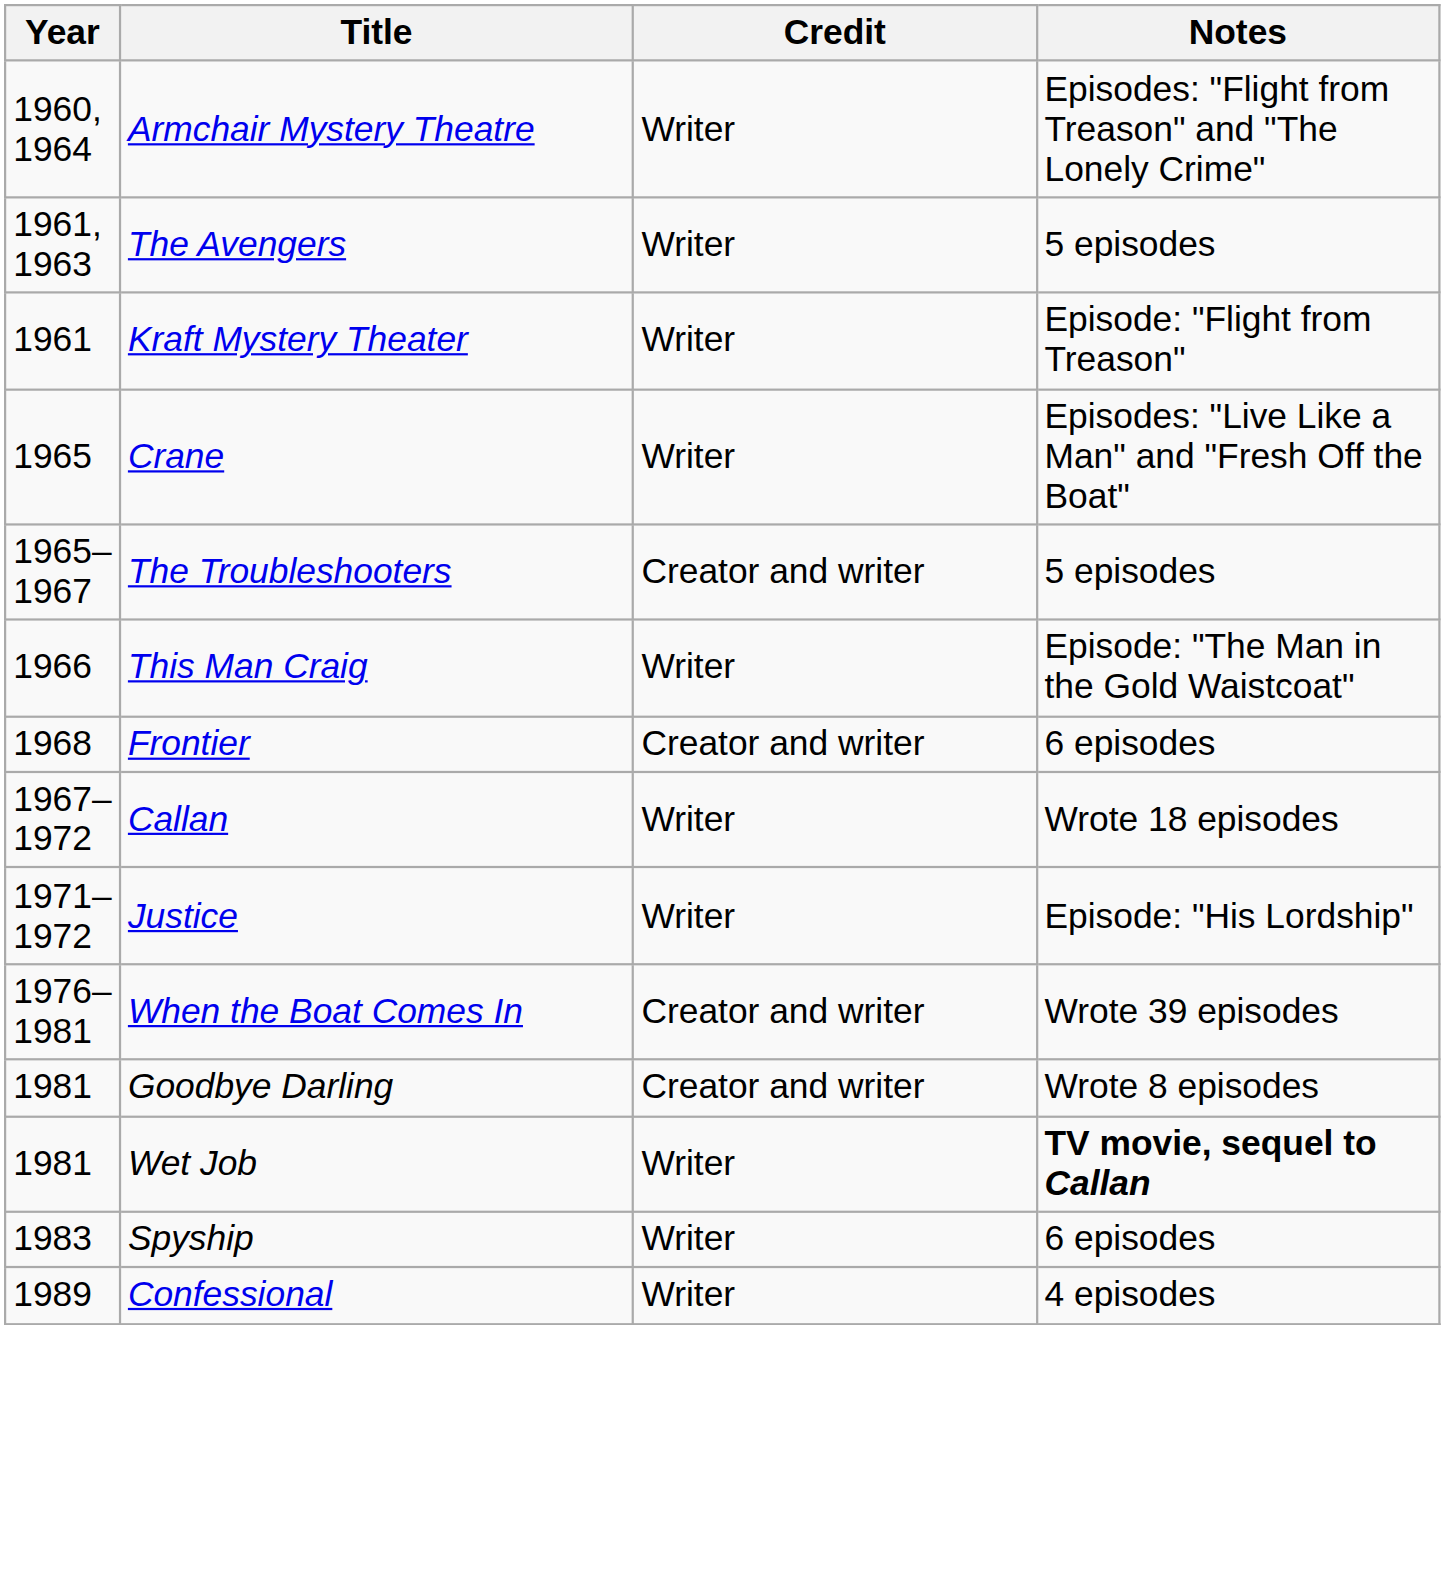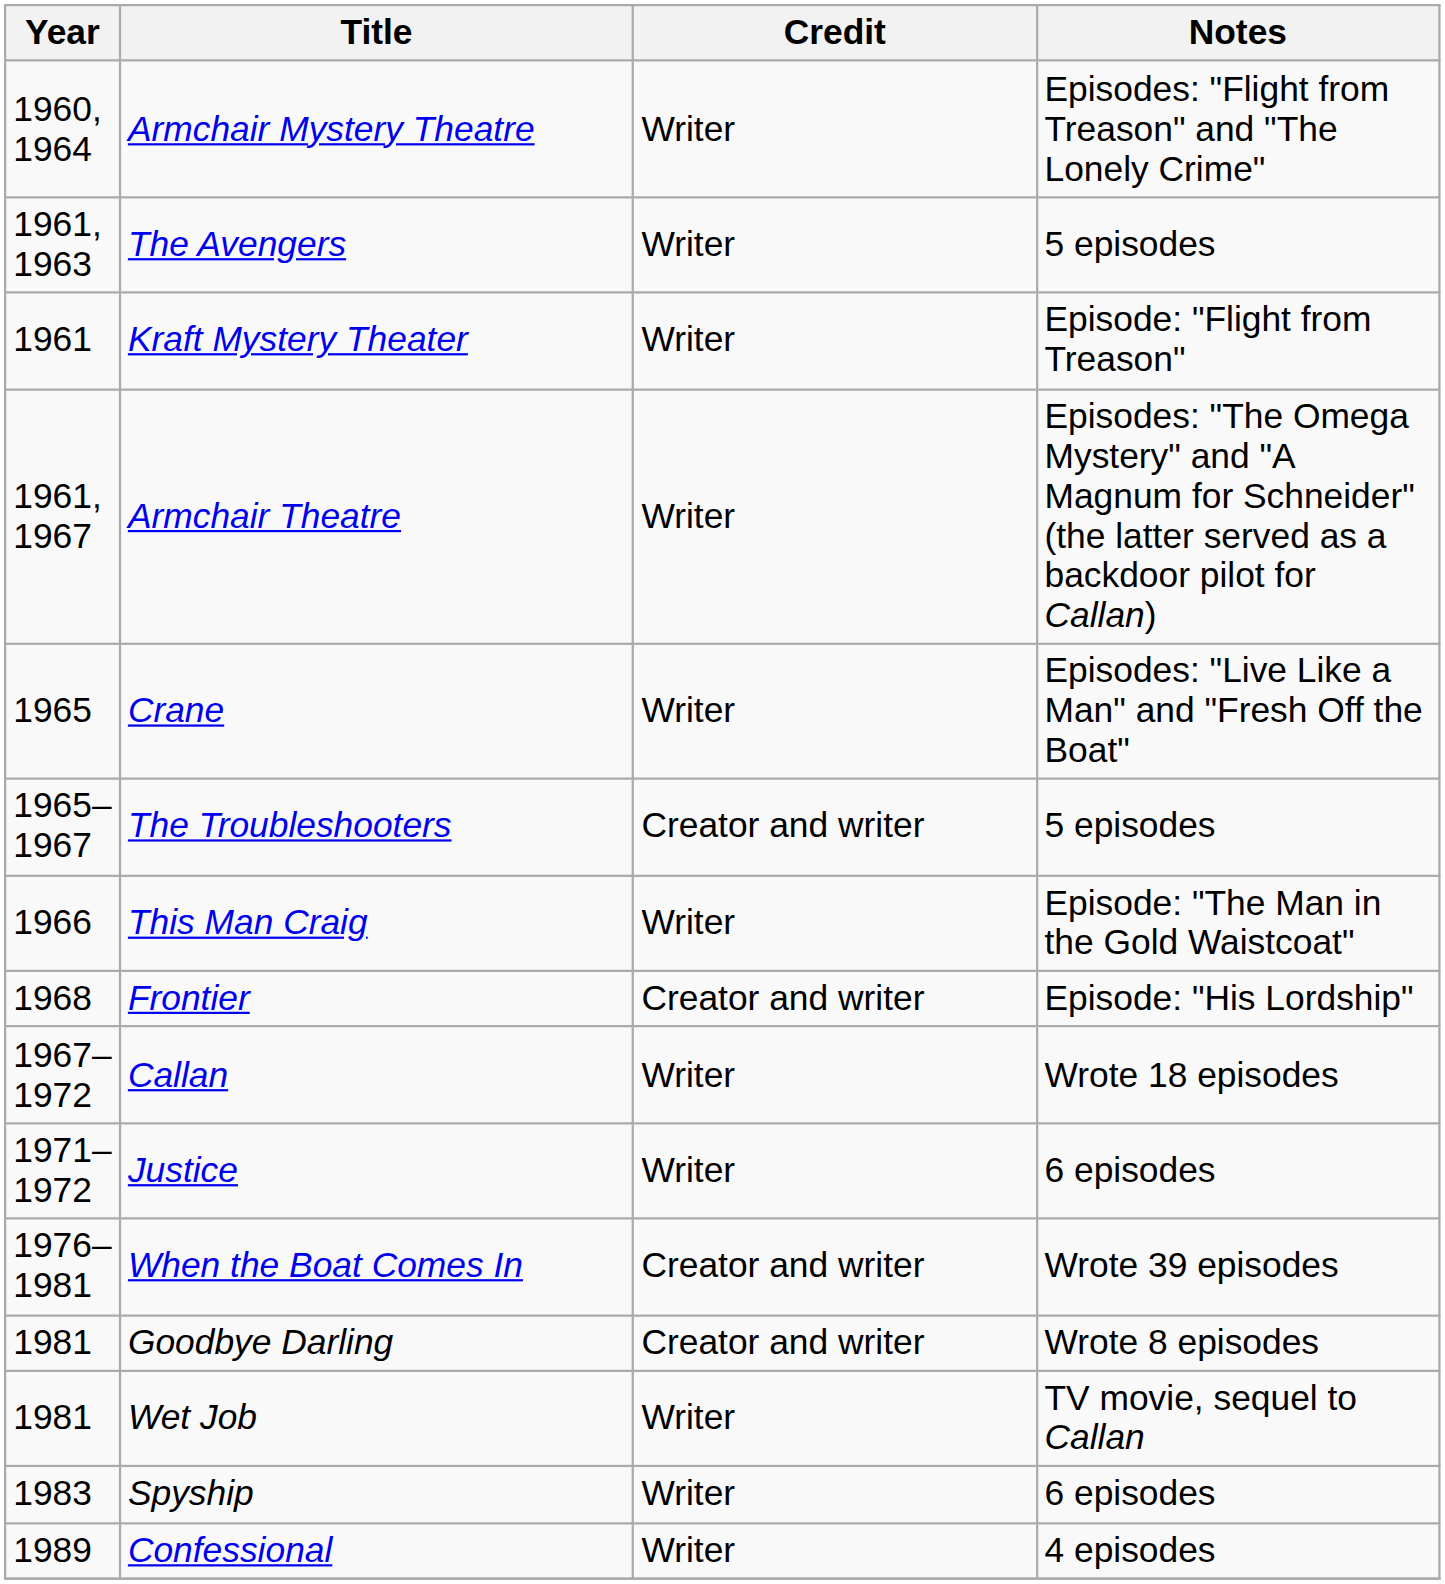+ row: (264, 515)
(1130, 743) 6 episodes -> (1229, 998) Episode: "His Lordship"
(1229, 915) Episode: "His Lordship" -> (1130, 1170) 6 episodes
(1211, 1162) bold -> (1201, 1417) normal
